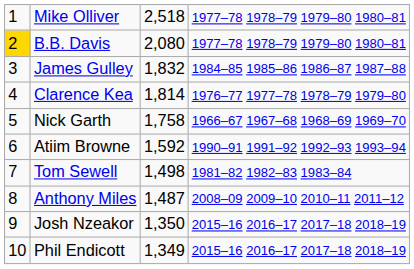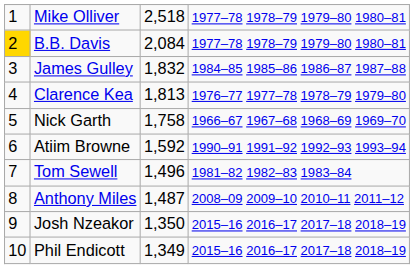(164, 43) 2,080 -> (164, 43) 2,084
(164, 95) 1,814 -> (164, 95) 1,813
(164, 172) 1,498 -> (164, 172) 1,496
